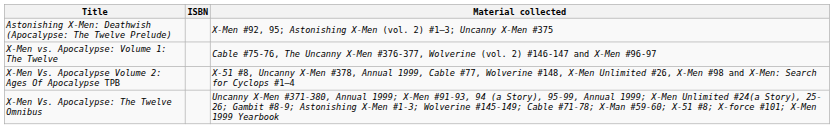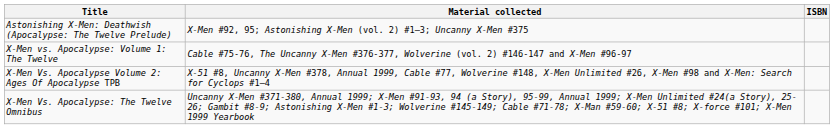columns swapped: (520, 11) <-> (198, 11)
